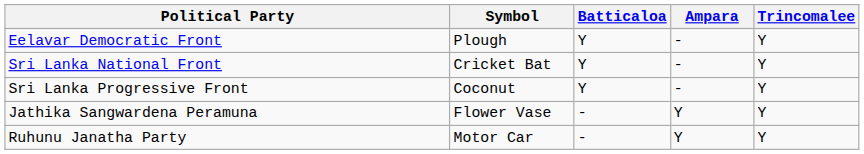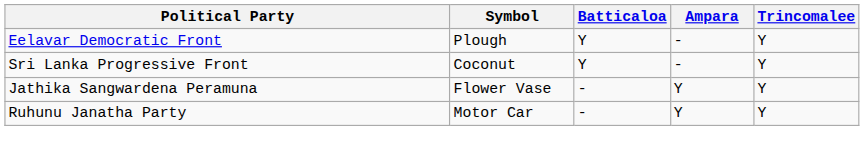- row: (115, 65)
